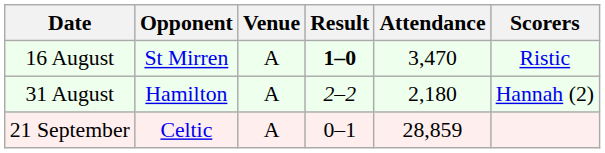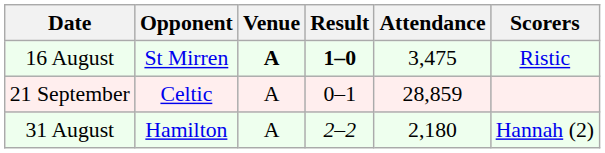(271, 58) normal -> (271, 58) bold
(432, 58) 3,470 -> (432, 58) 3,475
rows swapped: (70, 94) <-> (70, 130)
